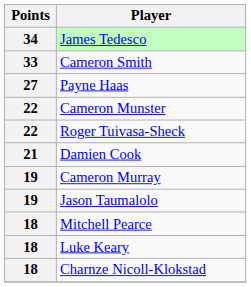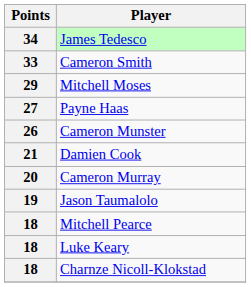+ row: (106, 85)
(31, 108) 22 -> (31, 131) 26
- row: (123, 131)
(31, 177) 19 -> (31, 177) 20
